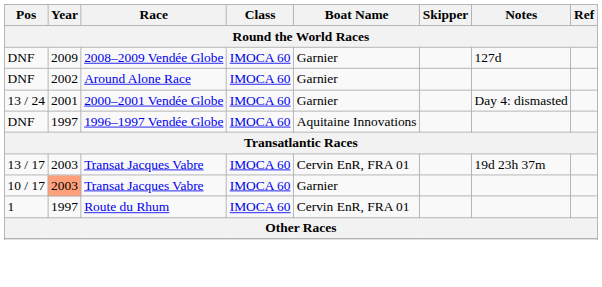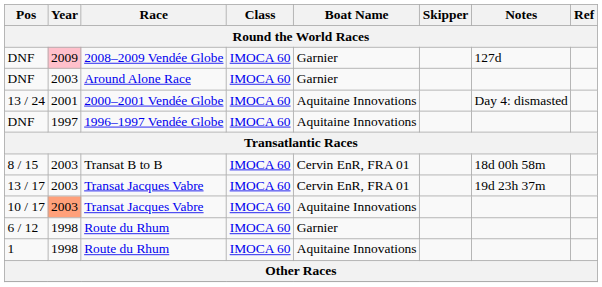(64, 57) no background -> (64, 57) pink background
(64, 79) 2002 -> (64, 79) 2003
(317, 100) Garnier -> (357, 100) Aquitaine Innovations
+ row: (23, 164)
(317, 185) Garnier -> (357, 206) Aquitaine Innovations
+ row: (23, 228)
(64, 206) 1997 -> (64, 249) 1998
(353, 206) Cervin EnR, FRA 01 -> (357, 249) Aquitaine Innovations
